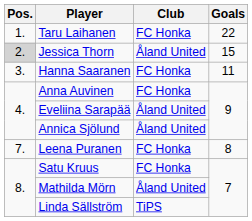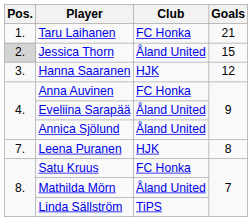(228, 33) 22 -> (228, 33) 21
(163, 71) FC Honka -> (148, 71) HJK
(228, 71) 11 -> (228, 71) 12
(163, 149) FC Honka -> (148, 149) HJK
